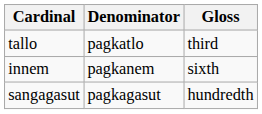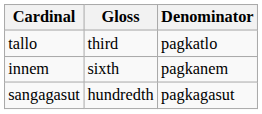columns swapped: (134, 17) <-> (220, 17)
